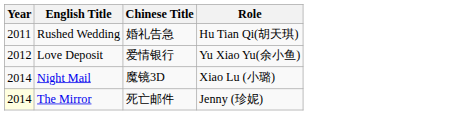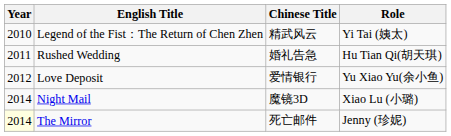+ row: (150, 34)
